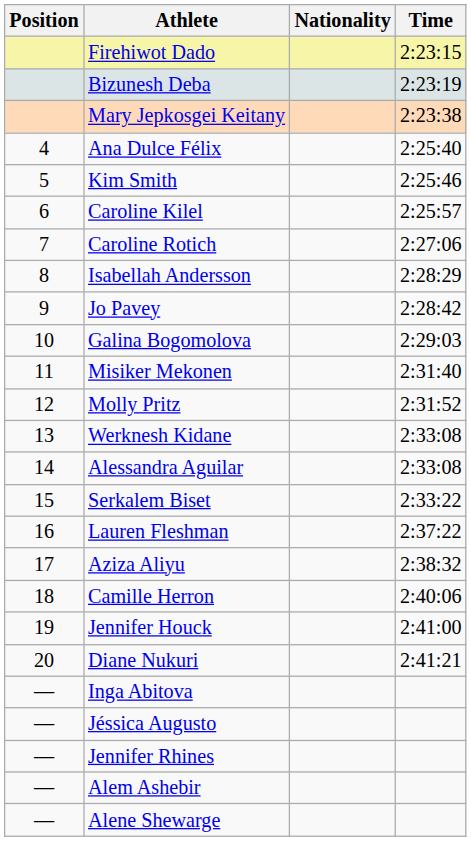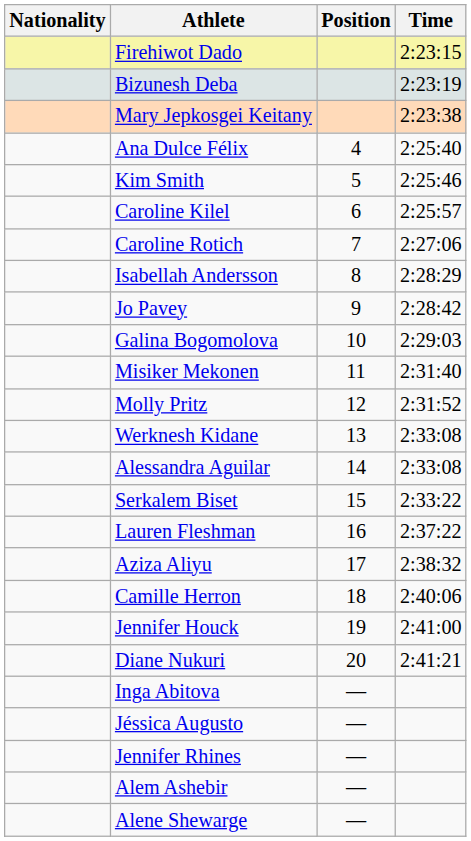columns swapped: (44, 20) <-> (343, 20)
